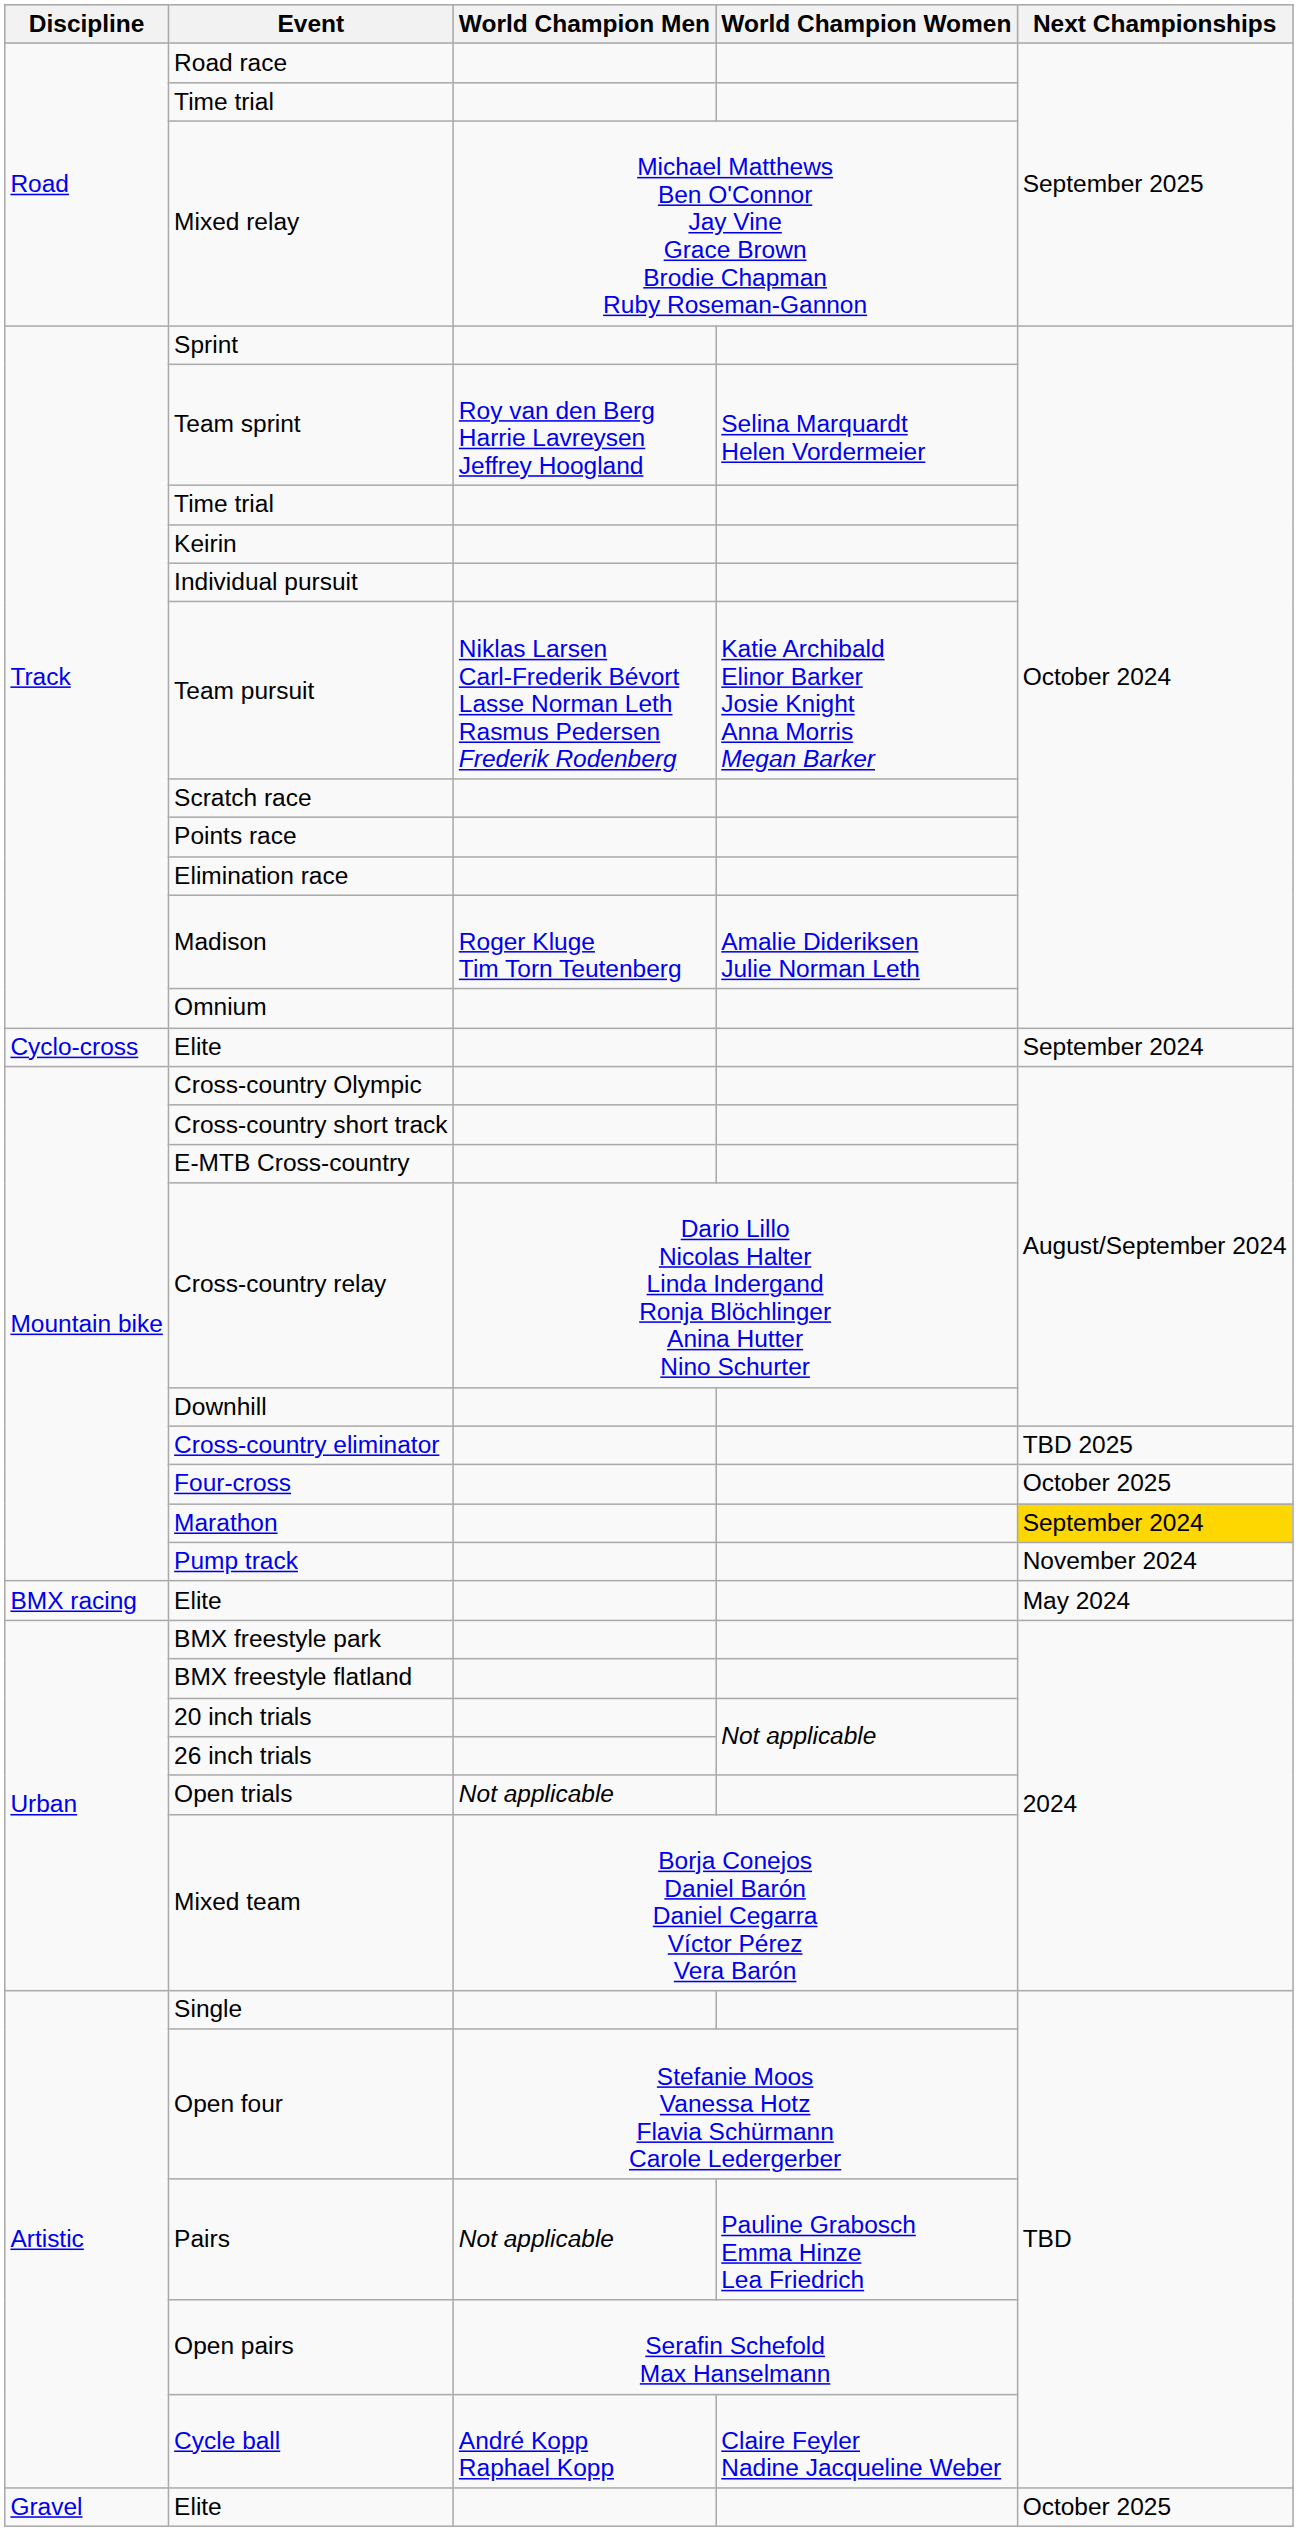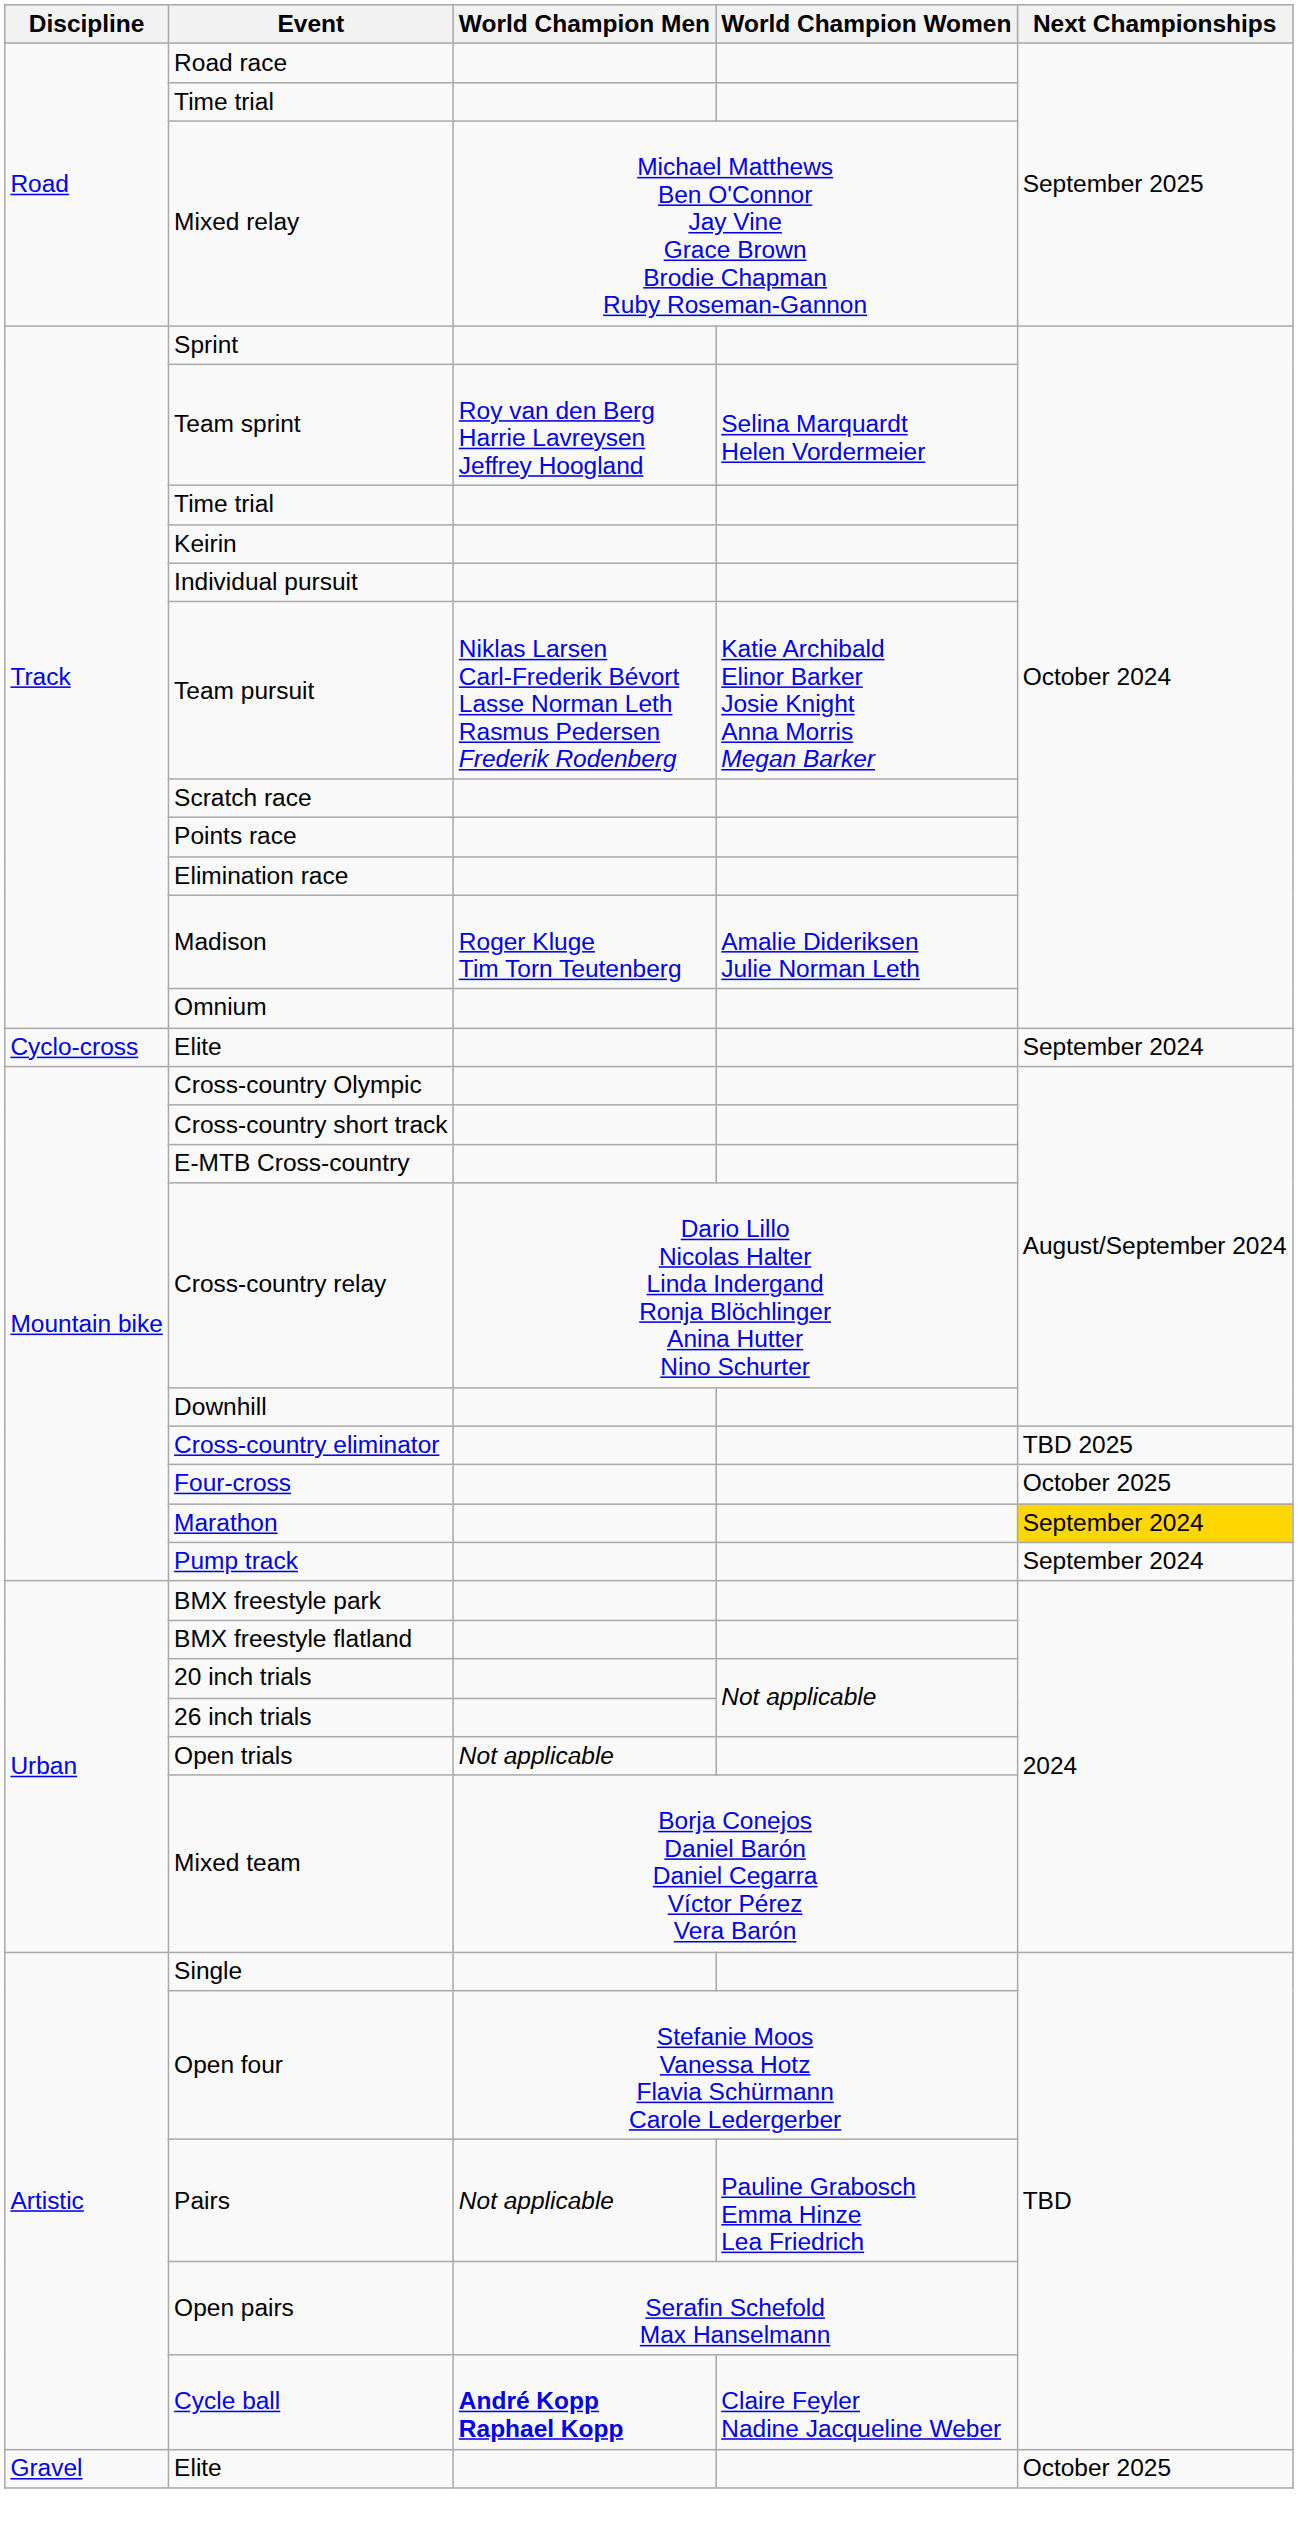(1110, 1561) November 2024 -> (1113, 1561) September 2024
- row: (74, 1600)
(536, 2454) normal -> (541, 2415) bold
